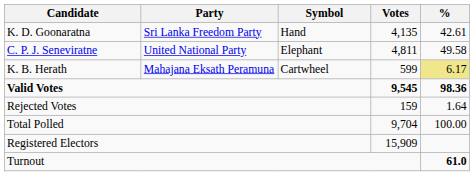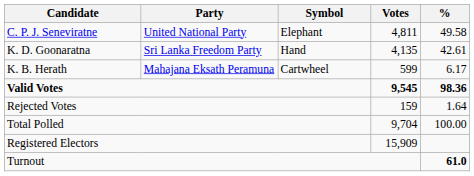rows swapped: (52, 50) <-> (49, 32)
(456, 69) khaki background -> (456, 69) no background
